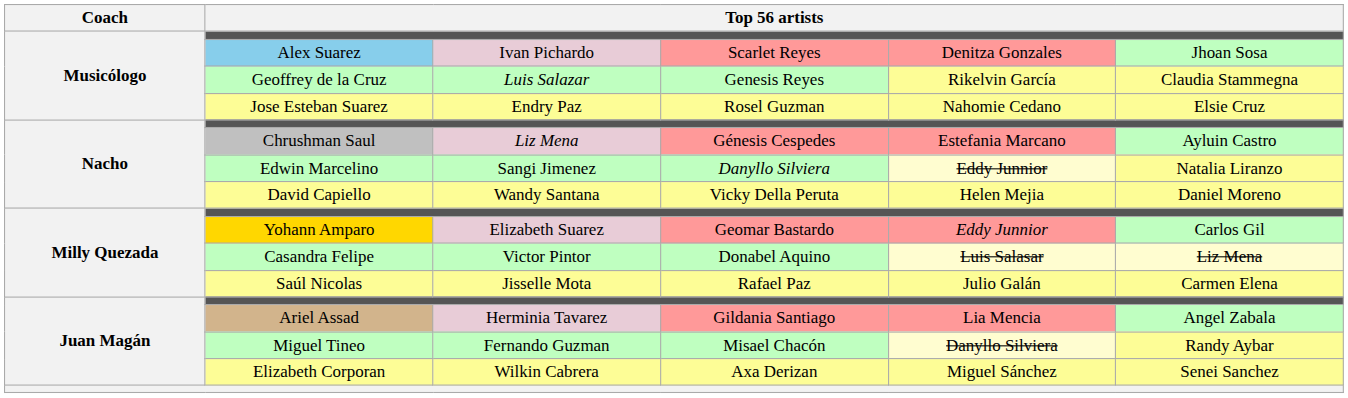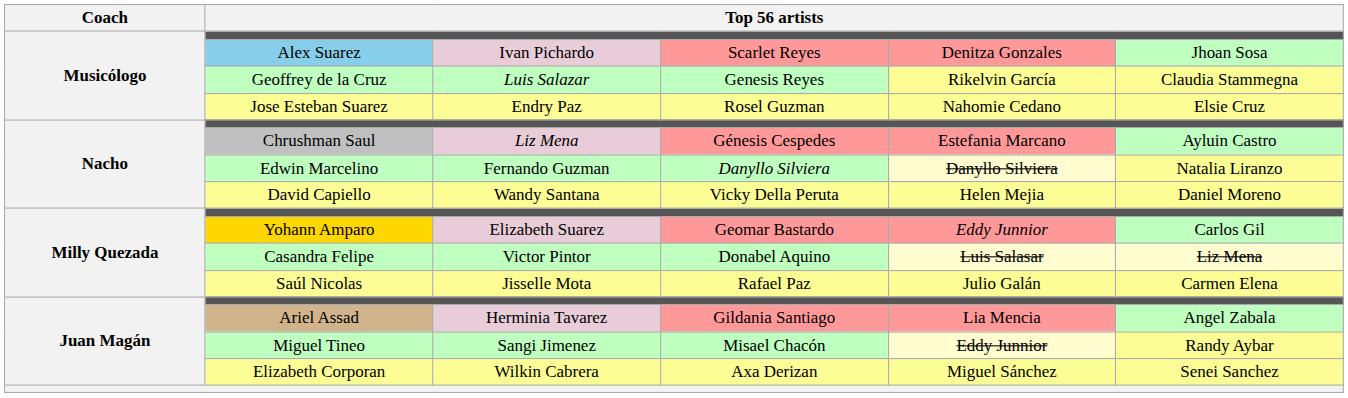(547, 168) Sangi Jimenez -> (547, 168) Fernando Guzman
(1002, 168) Eddy Junnior -> (1002, 168) Danyllo Silviera
(547, 345) Fernando Guzman -> (547, 345) Sangi Jimenez
(1002, 345) Danyllo Silviera -> (1002, 345) Eddy Junnior
